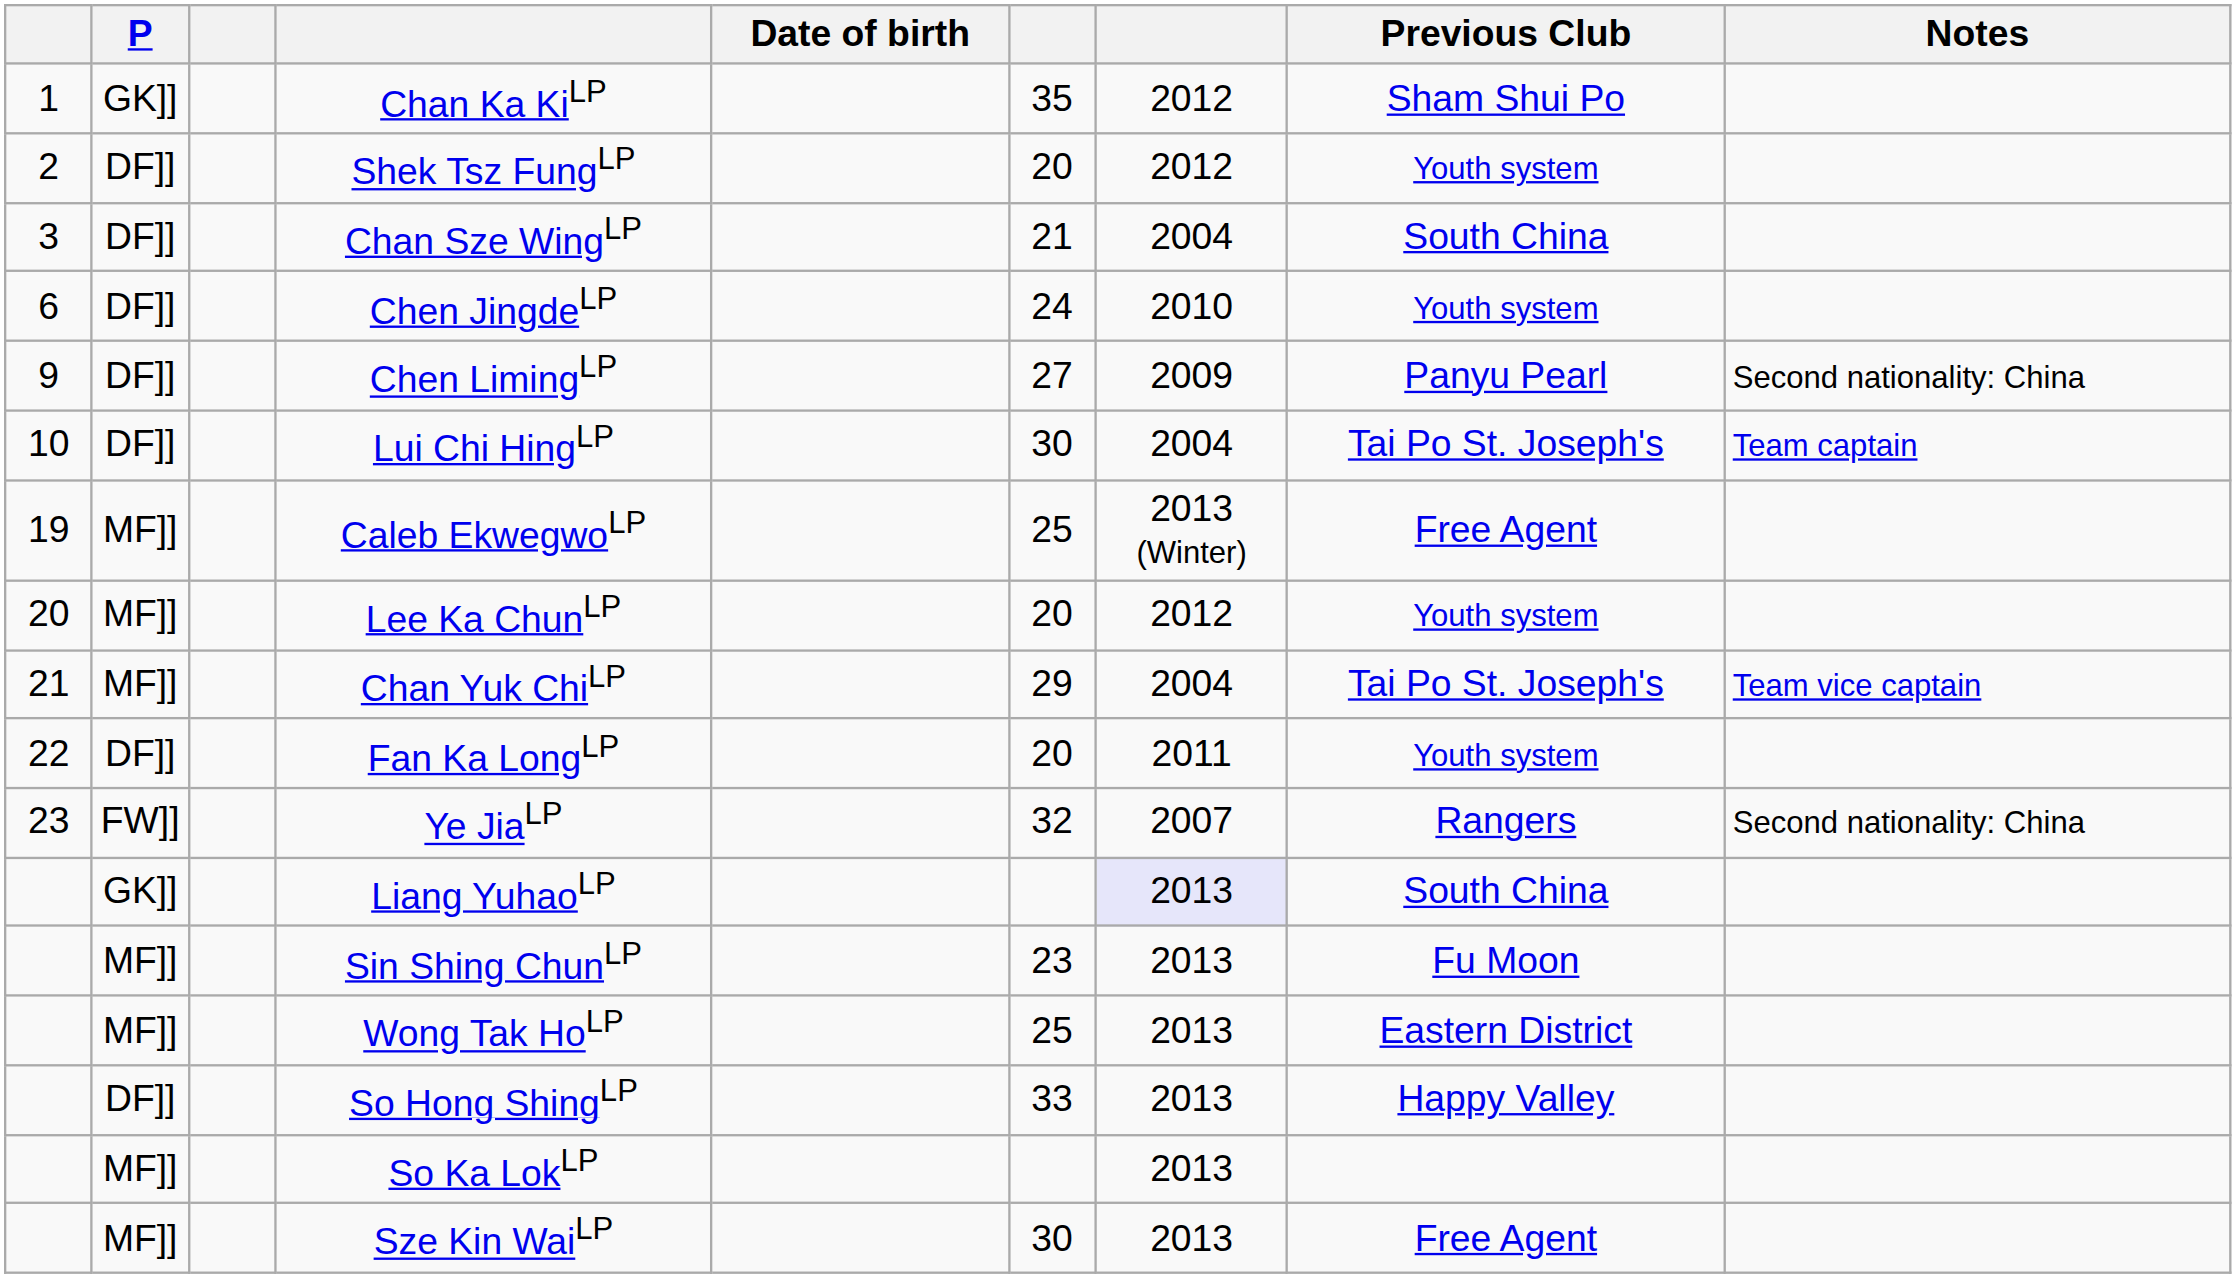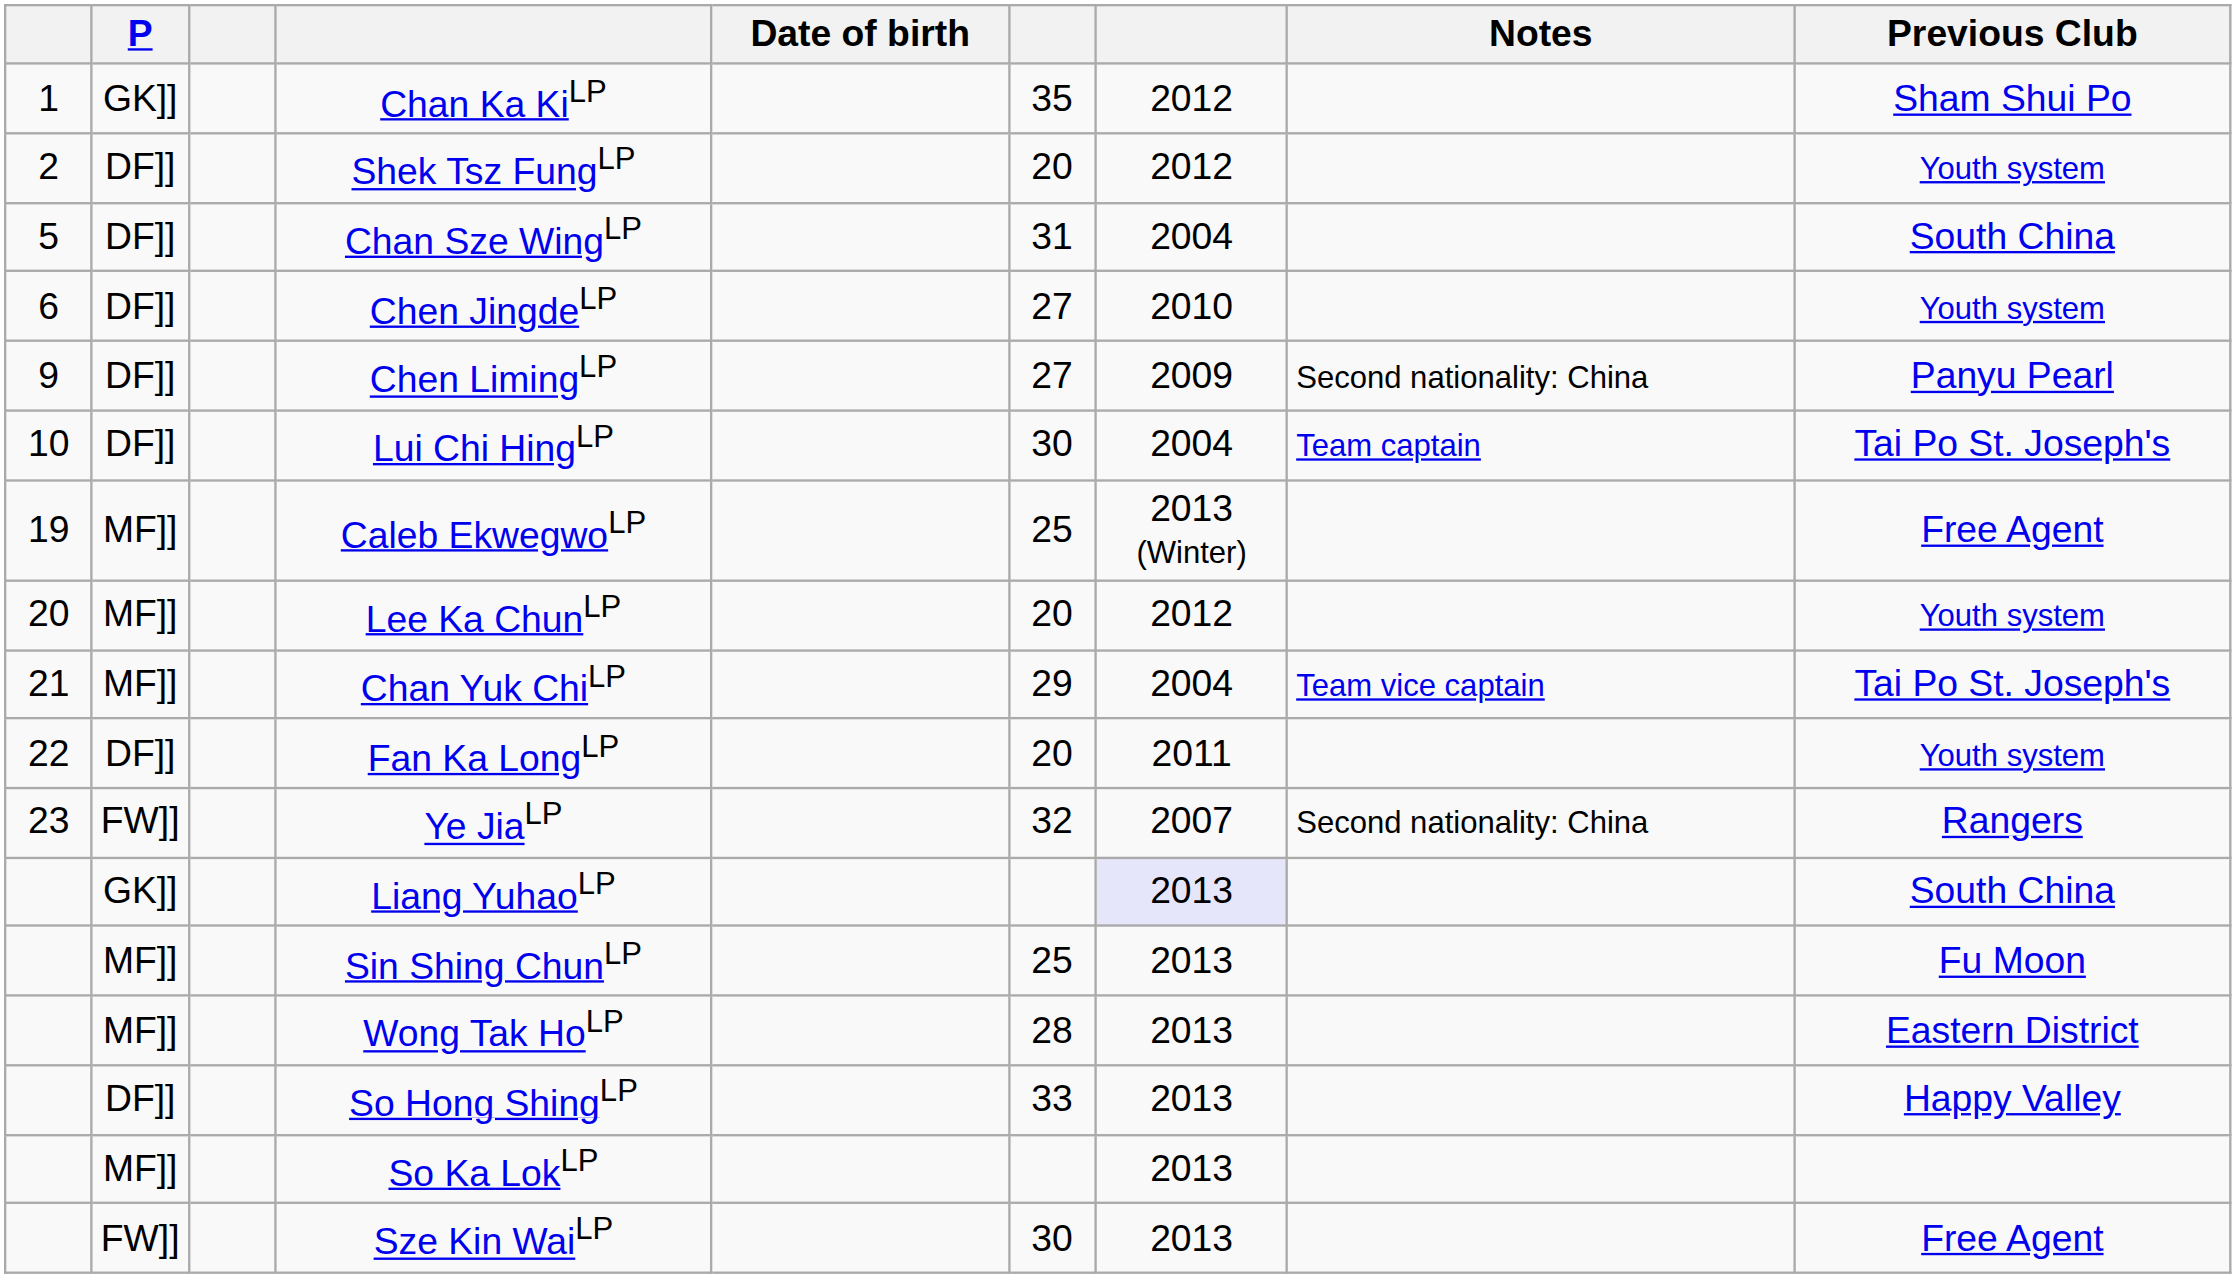columns swapped: (1506, 34) <-> (1977, 34)
(49, 236) 3 -> (49, 236) 5
(1052, 236) 21 -> (1052, 236) 31
(1052, 305) 24 -> (1052, 305) 27
(1052, 960) 23 -> (1052, 960) 25
(1052, 1029) 25 -> (1052, 1029) 28
(140, 1237) MF]] -> (140, 1237) FW]]
